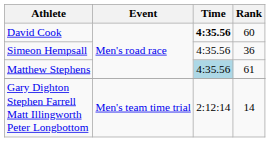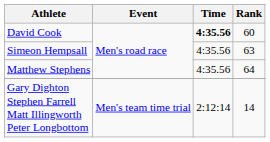(249, 51) 36 -> (249, 51) 63
(213, 69) lightblue background -> (213, 69) no background
(249, 69) 61 -> (249, 69) 64
